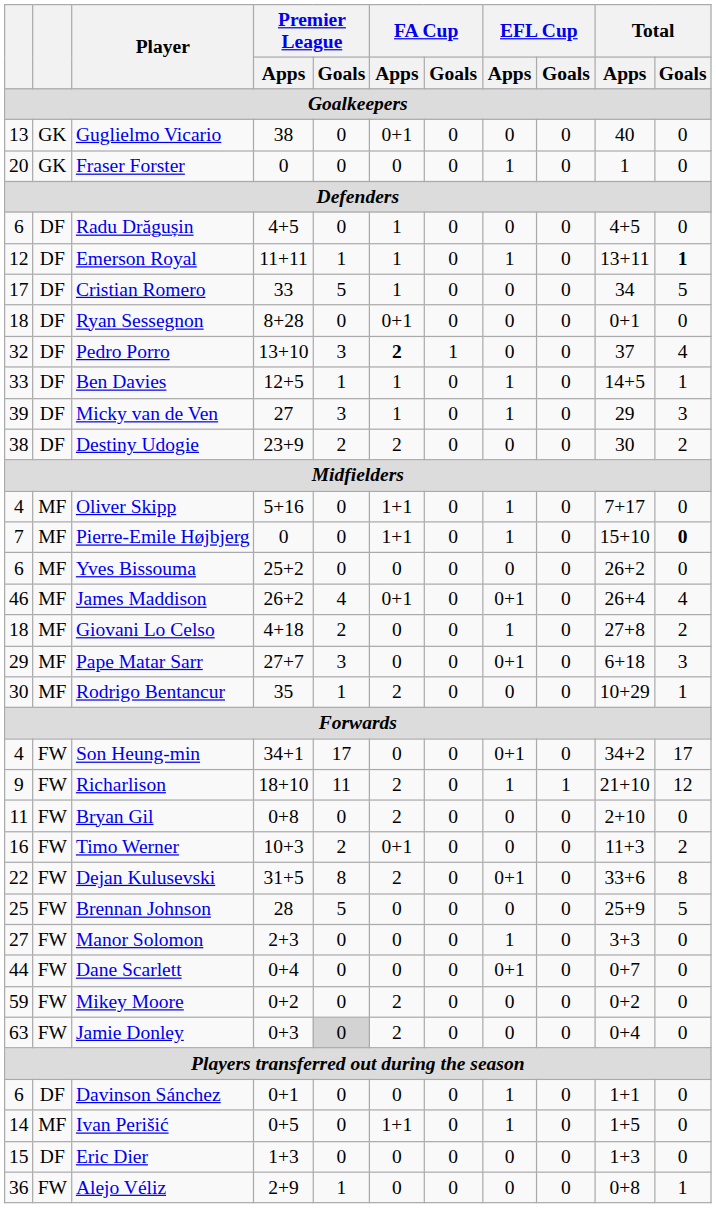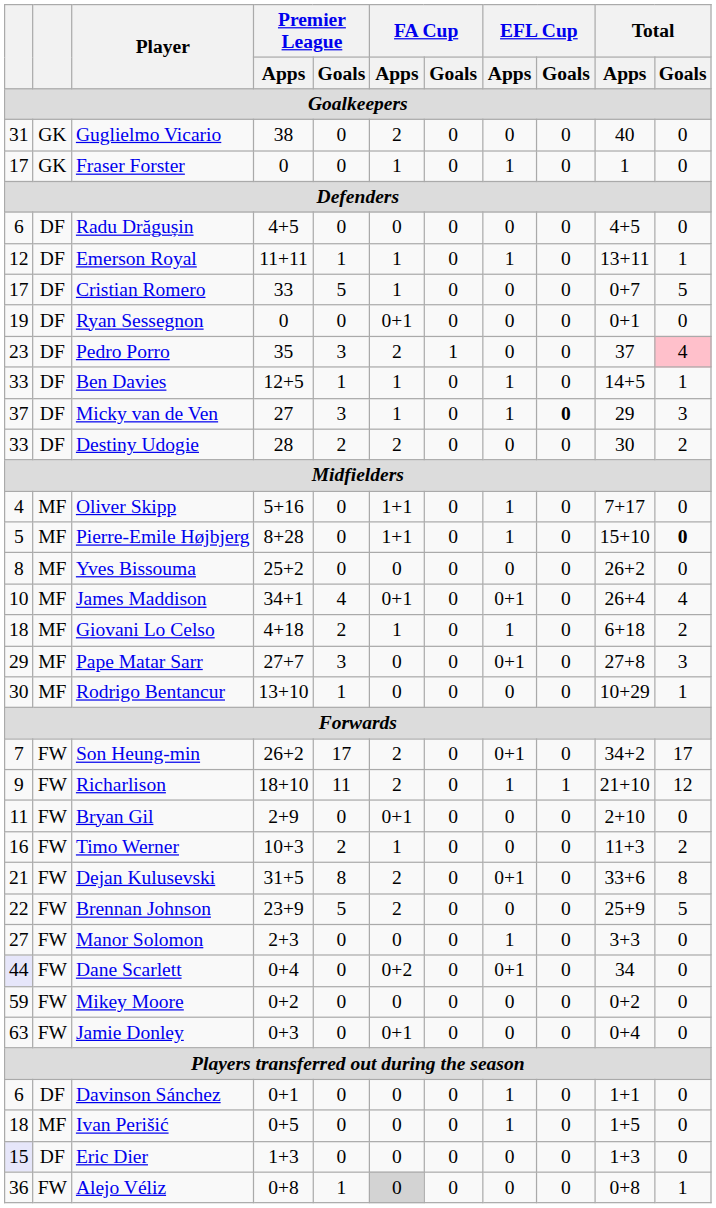(19, 134) 13 -> (19, 134) 31
(397, 134) 0+1 -> (397, 134) 2
(19, 165) 20 -> (19, 165) 17
(397, 165) 0 -> (397, 165) 1
(397, 227) 1 -> (397, 227) 0
(683, 258) bold -> (683, 258) normal
(625, 289) 34 -> (625, 289) 0+7
(19, 320) 18 -> (19, 320) 19
(284, 320) 8+28 -> (284, 320) 0
(19, 351) 32 -> (19, 351) 23
(284, 351) 13+10 -> (284, 351) 35
(397, 351) bold -> (397, 351) normal
(683, 351) no background -> (683, 351) pink background
(19, 413) 39 -> (19, 413) 37
(566, 413) normal -> (566, 413) bold
(19, 444) 38 -> (19, 444) 33
(284, 444) 23+9 -> (284, 444) 28
(19, 537) 7 -> (19, 537) 5
(284, 537) 0 -> (284, 537) 8+28
(19, 568) 6 -> (19, 568) 8
(19, 599) 46 -> (19, 599) 10
(284, 599) 26+2 -> (284, 599) 34+1
(397, 630) 0 -> (397, 630) 1
(625, 630) 27+8 -> (625, 630) 6+18
(625, 661) 6+18 -> (625, 661) 27+8
(284, 692) 35 -> (284, 692) 13+10
(397, 692) 2 -> (397, 692) 0
(19, 753) 4 -> (19, 753) 7
(284, 753) 34+1 -> (284, 753) 26+2
(397, 753) 0 -> (397, 753) 2
(284, 815) 0+8 -> (284, 815) 2+9
(397, 815) 2 -> (397, 815) 0+1
(397, 846) 0+1 -> (397, 846) 1
(19, 877) 22 -> (19, 877) 21
(19, 908) 25 -> (19, 908) 22
(284, 908) 28 -> (284, 908) 23+9
(397, 908) 0 -> (397, 908) 2
(19, 970) no background -> (19, 970) lavender background
(397, 970) 0 -> (397, 970) 0+2
(625, 970) 0+7 -> (625, 970) 34
(397, 1001) 2 -> (397, 1001) 0
(341, 1032) lightgrey background -> (341, 1032) no background
(397, 1032) 2 -> (397, 1032) 0+1
(19, 1125) 14 -> (19, 1125) 18
(397, 1125) 1+1 -> (397, 1125) 0
(19, 1156) no background -> (19, 1156) lavender background
(284, 1187) 2+9 -> (284, 1187) 0+8
(397, 1187) no background -> (397, 1187) lightgrey background
